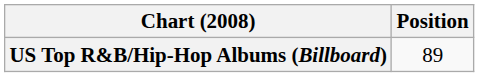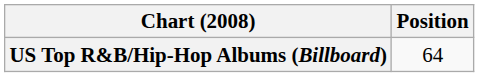(433, 54) 89 -> (433, 54) 64
